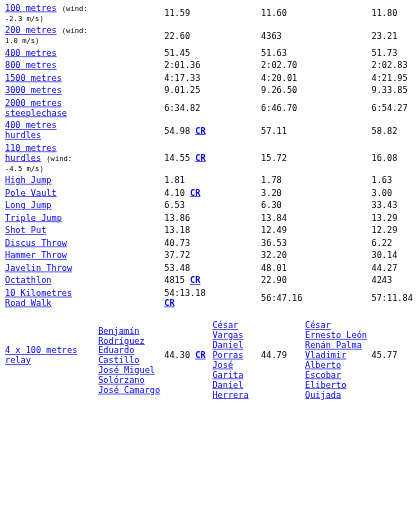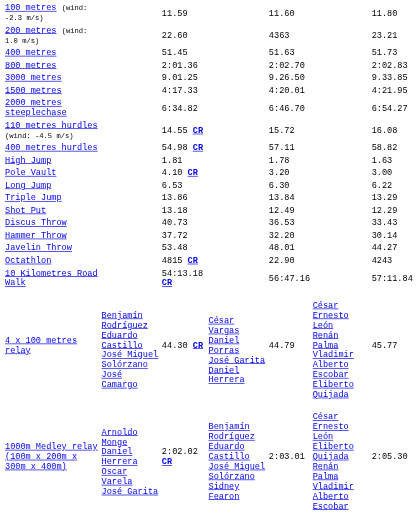rows swapped: (33, 78) <-> (33, 90)
rows swapped: (39, 158) <-> (31, 130)
(384, 205) 33.43 -> (382, 185) 6.22
(382, 243) 6.22 -> (385, 223) 33.43
+ row: (51, 457)
